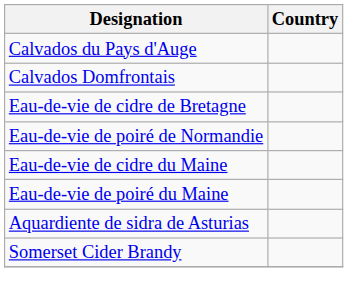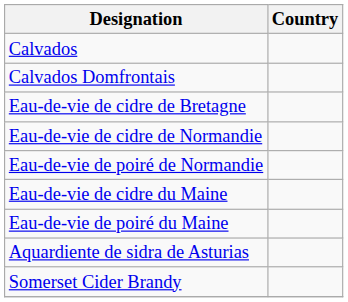+ row: (43, 48)
- row: (103, 48)
+ row: (136, 135)
